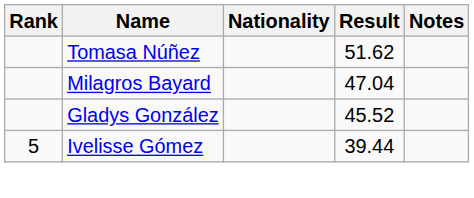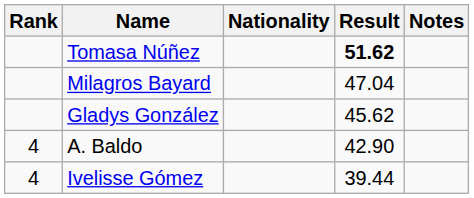(369, 52) normal -> (369, 52) bold
(369, 115) 45.52 -> (369, 115) 45.62
+ row: (105, 147)
(34, 147) 5 -> (34, 178) 4
